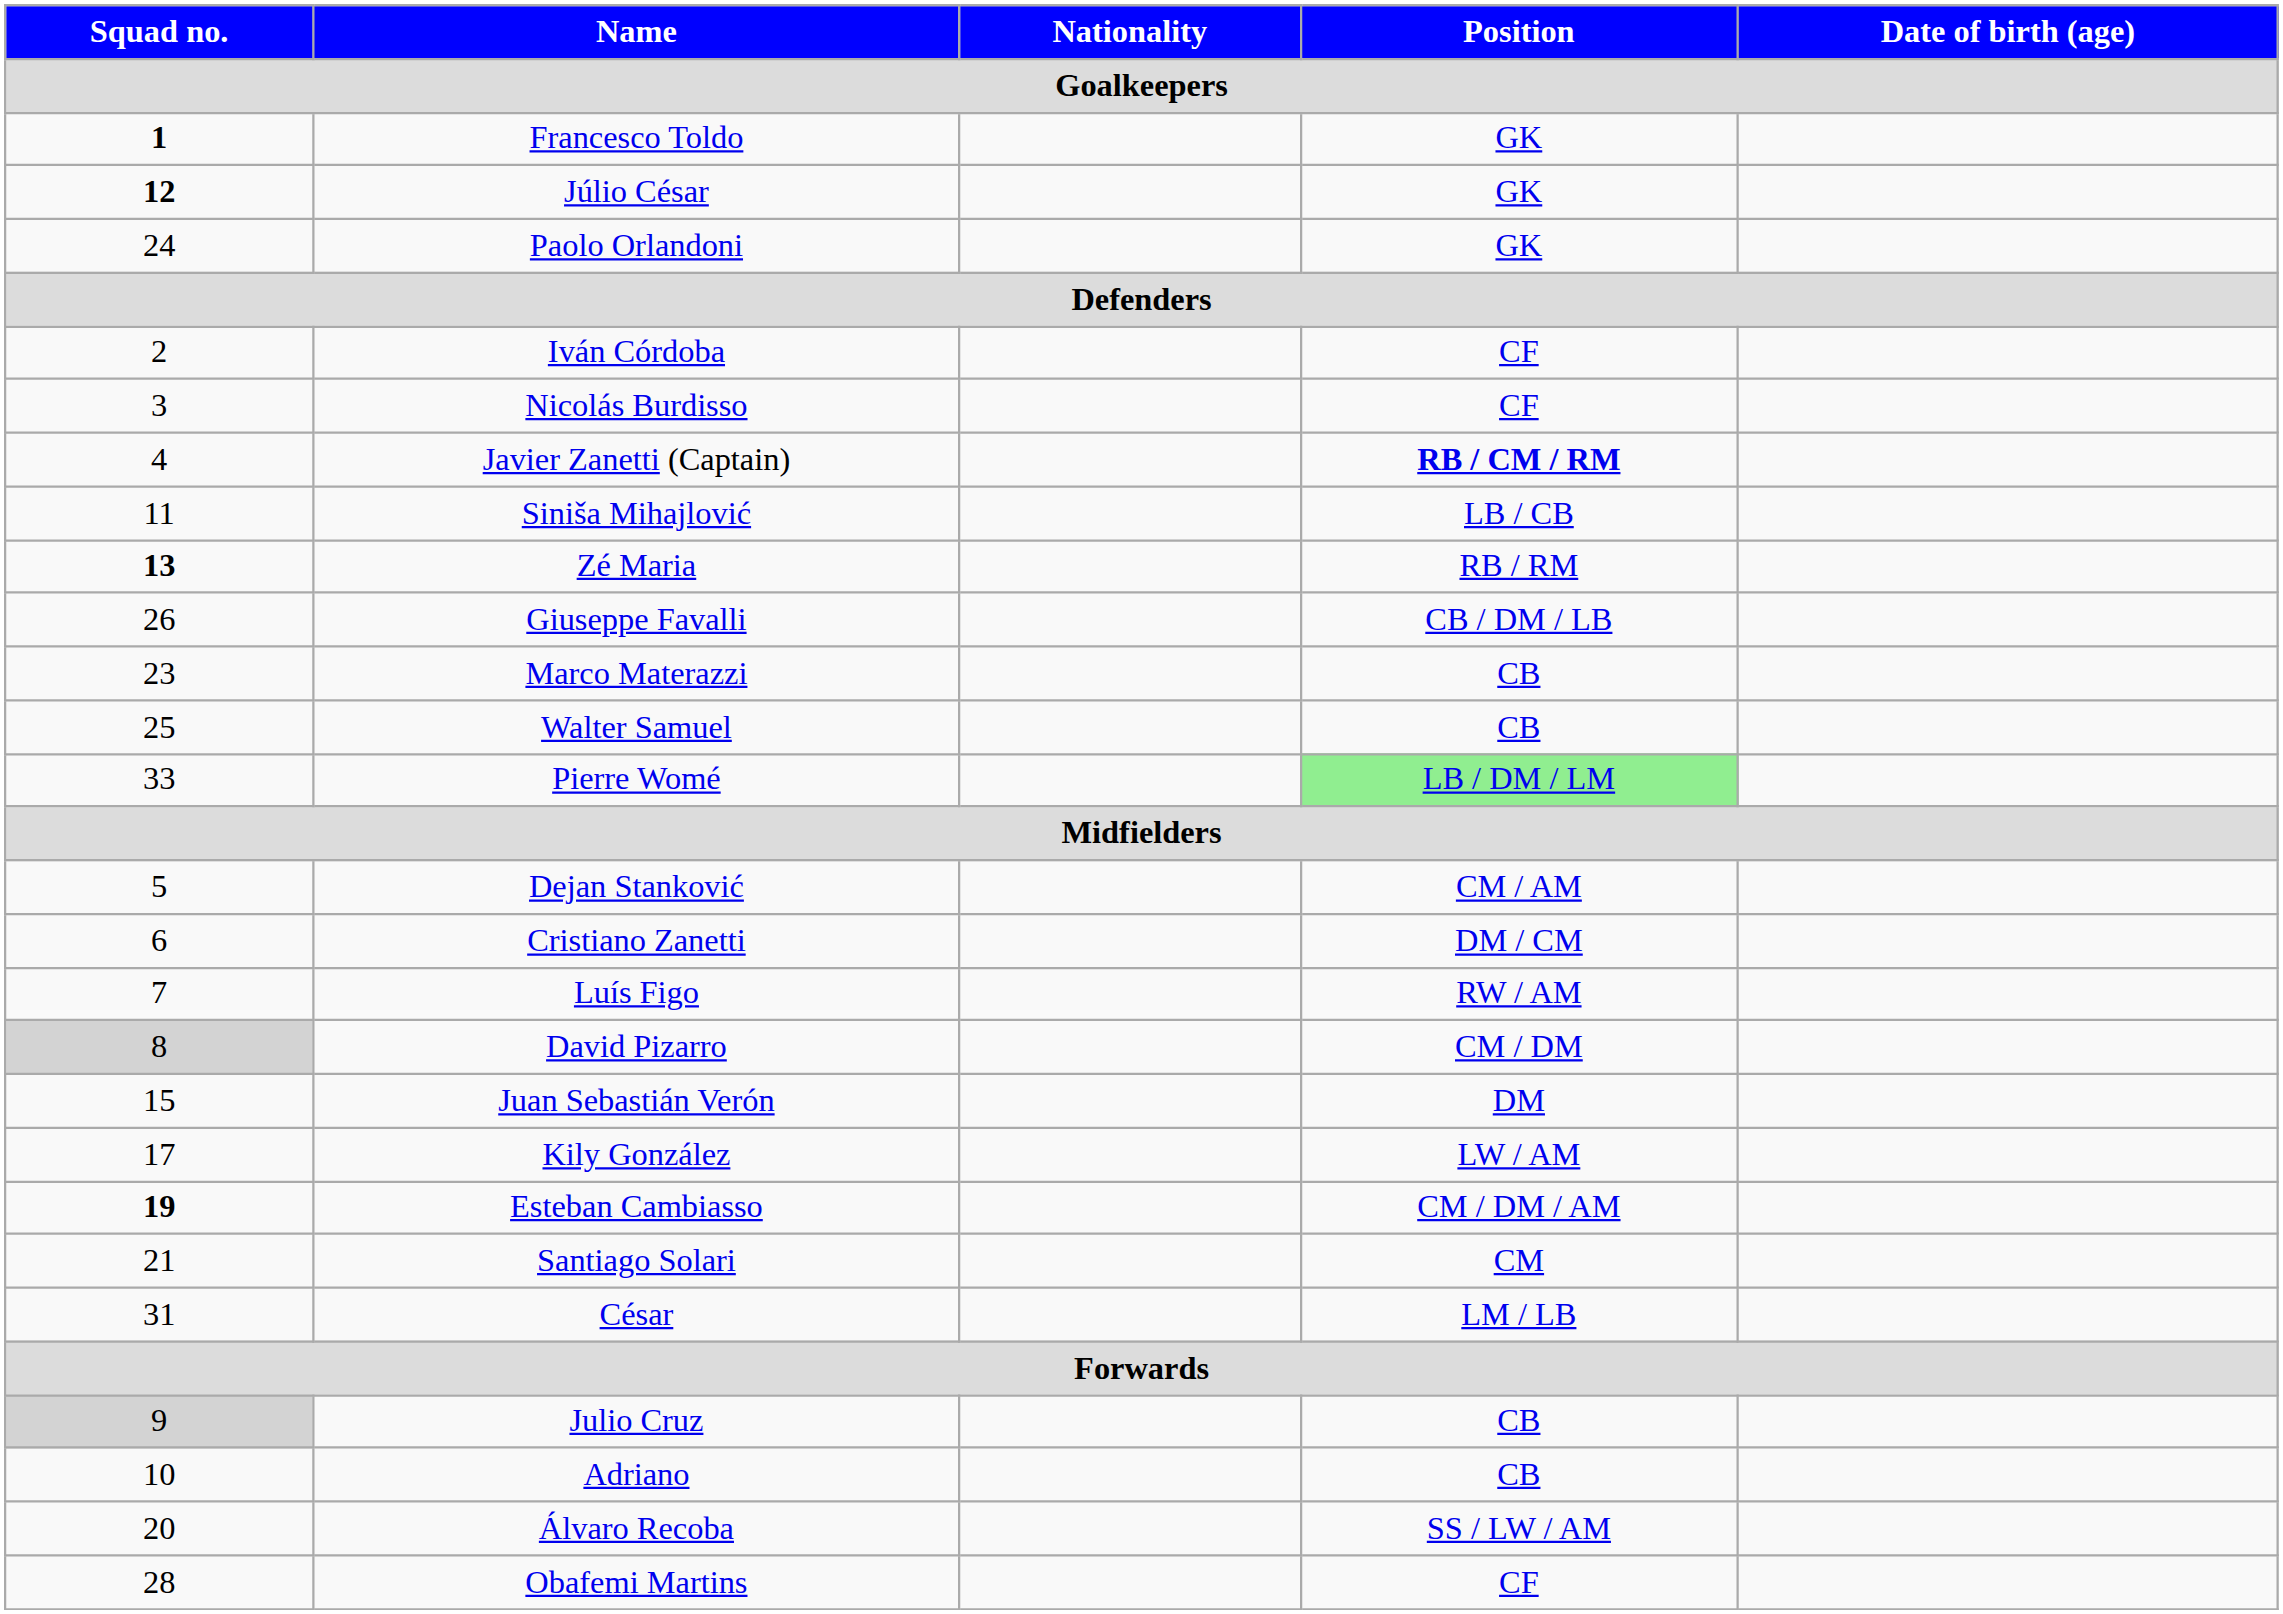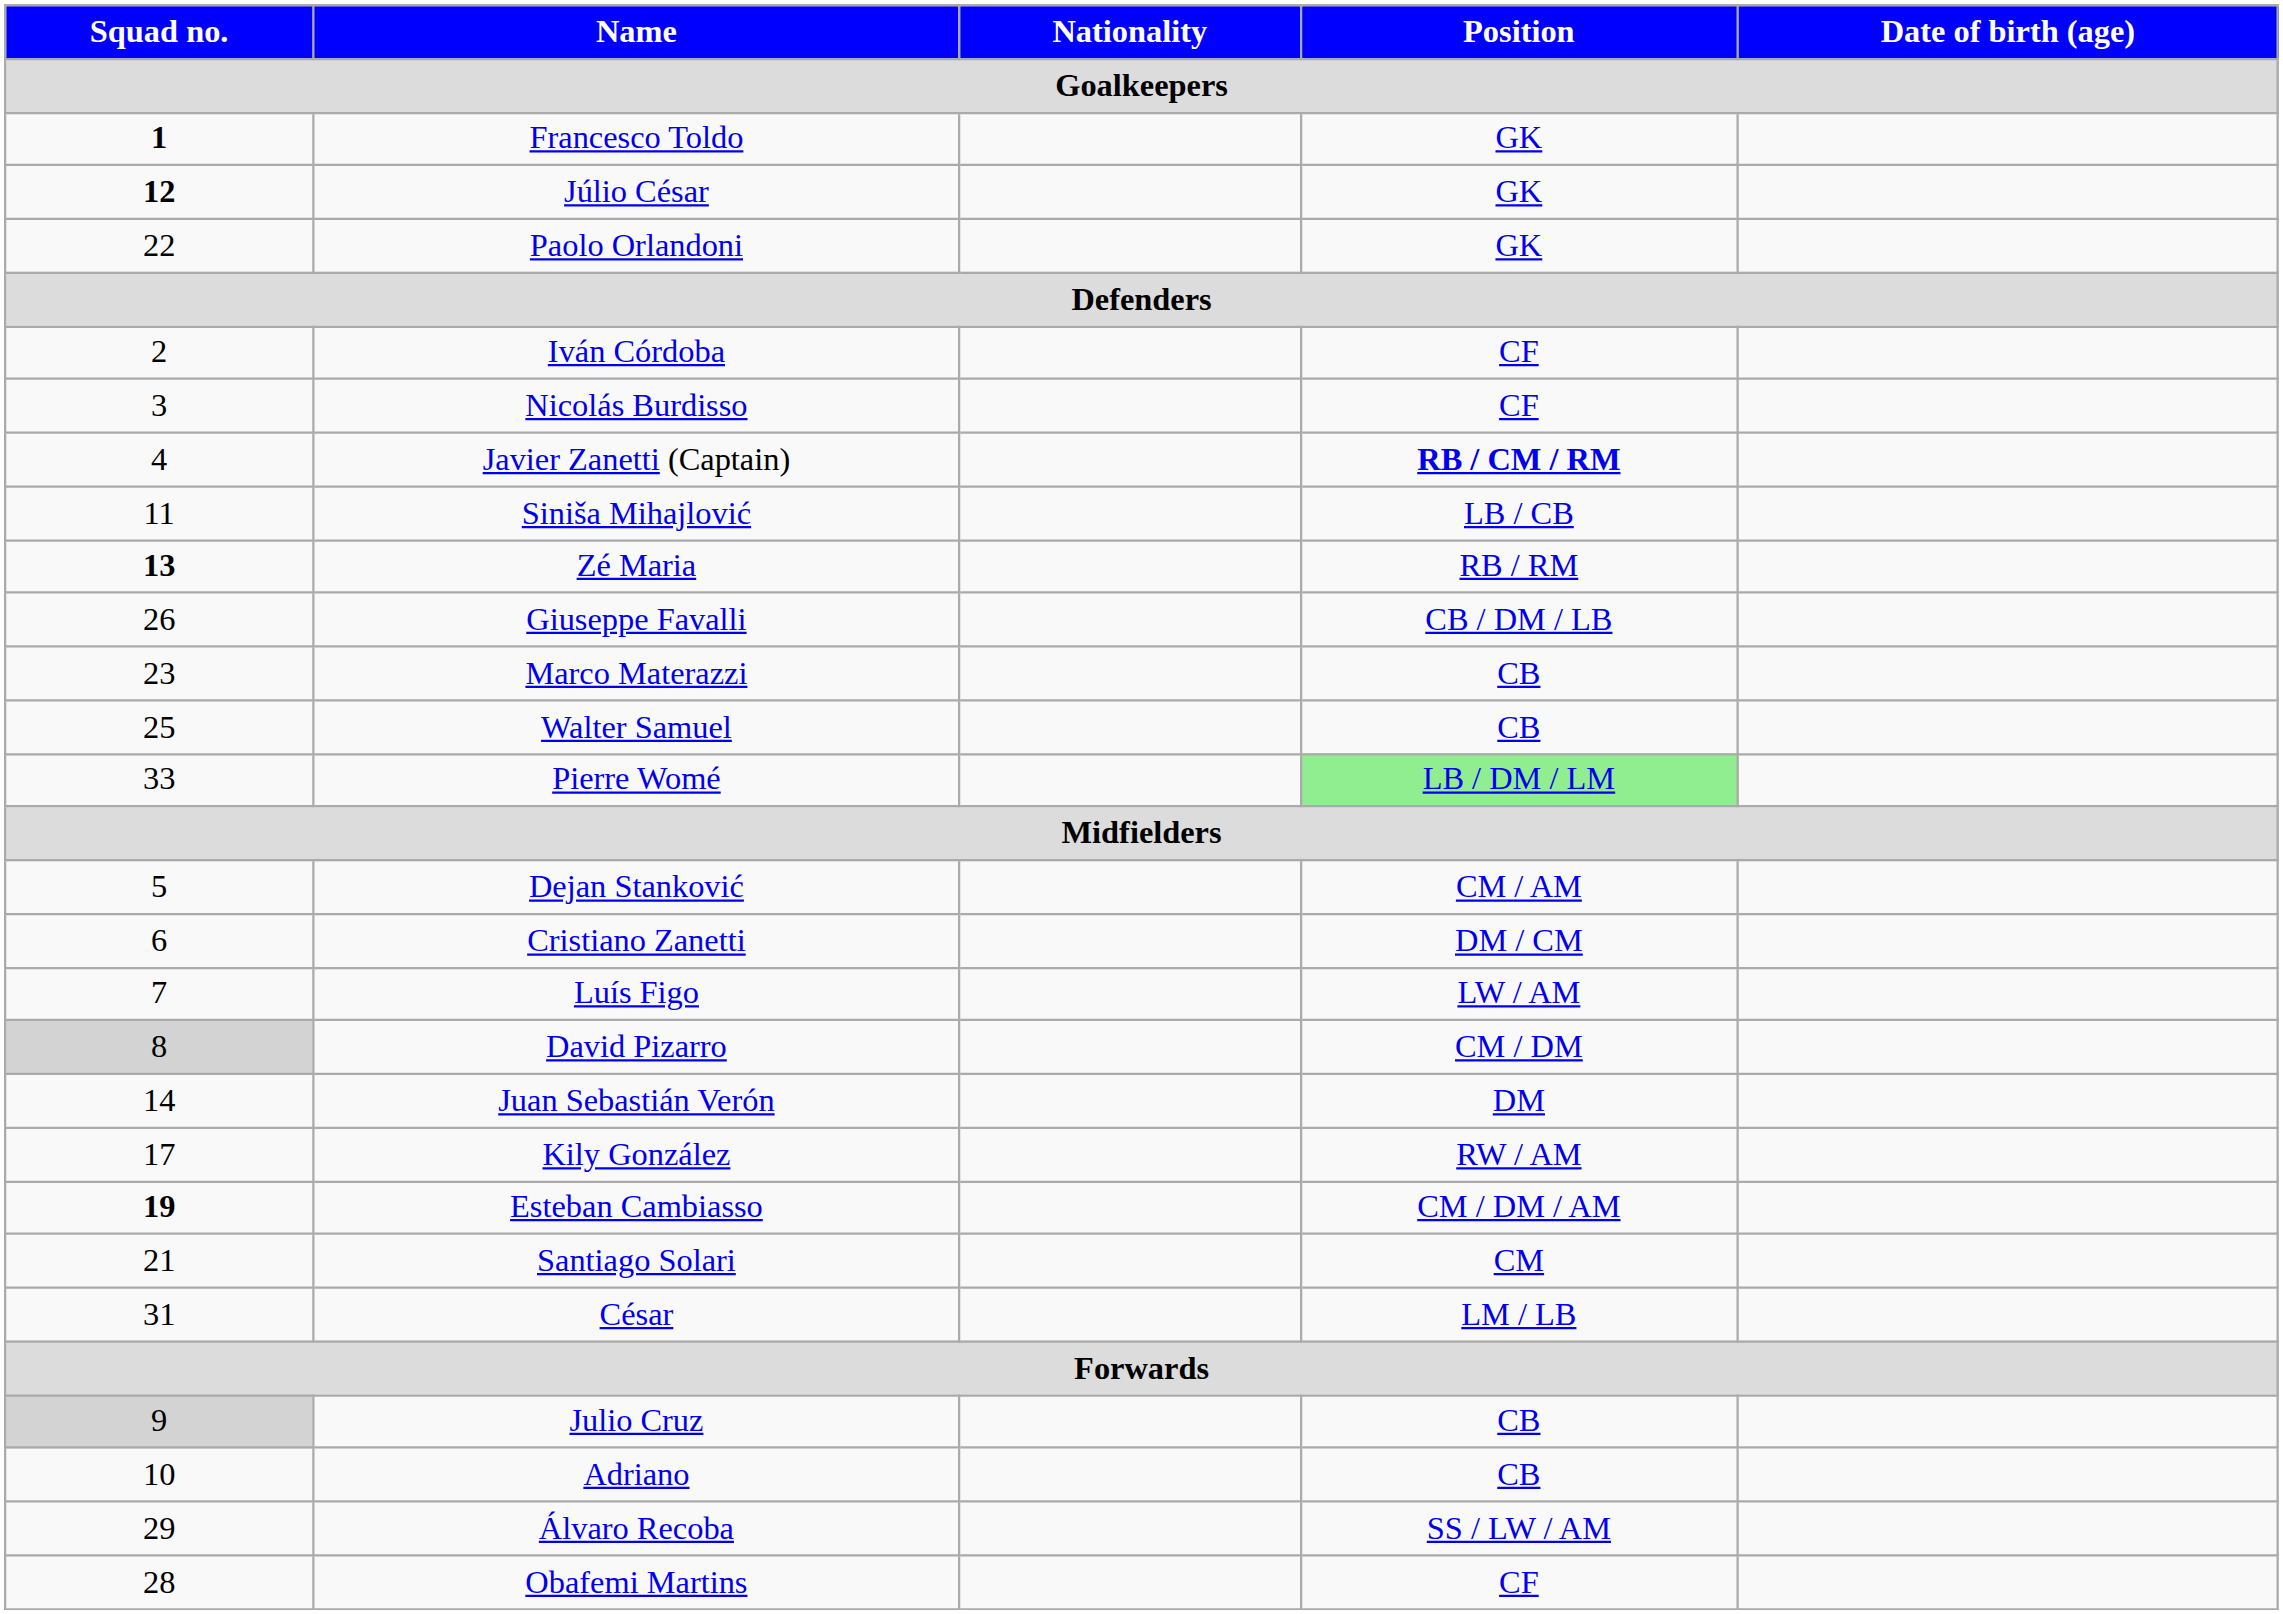(159, 245) 24 -> (159, 245) 22
(1519, 993) RW / AM -> (1519, 993) LW / AM
(159, 1100) 15 -> (159, 1100) 14
(1519, 1153) LW / AM -> (1519, 1153) RW / AM
(159, 1527) 20 -> (159, 1527) 29
